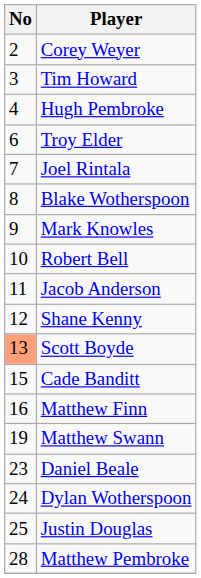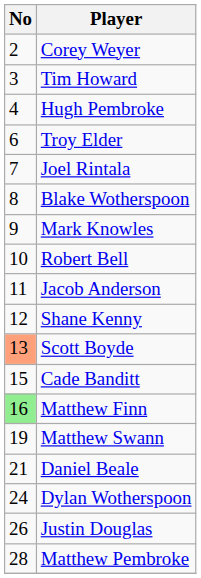(18, 408) no background -> (18, 408) lightgreen background
(18, 468) 23 -> (18, 468) 21
(18, 528) 25 -> (18, 528) 26
